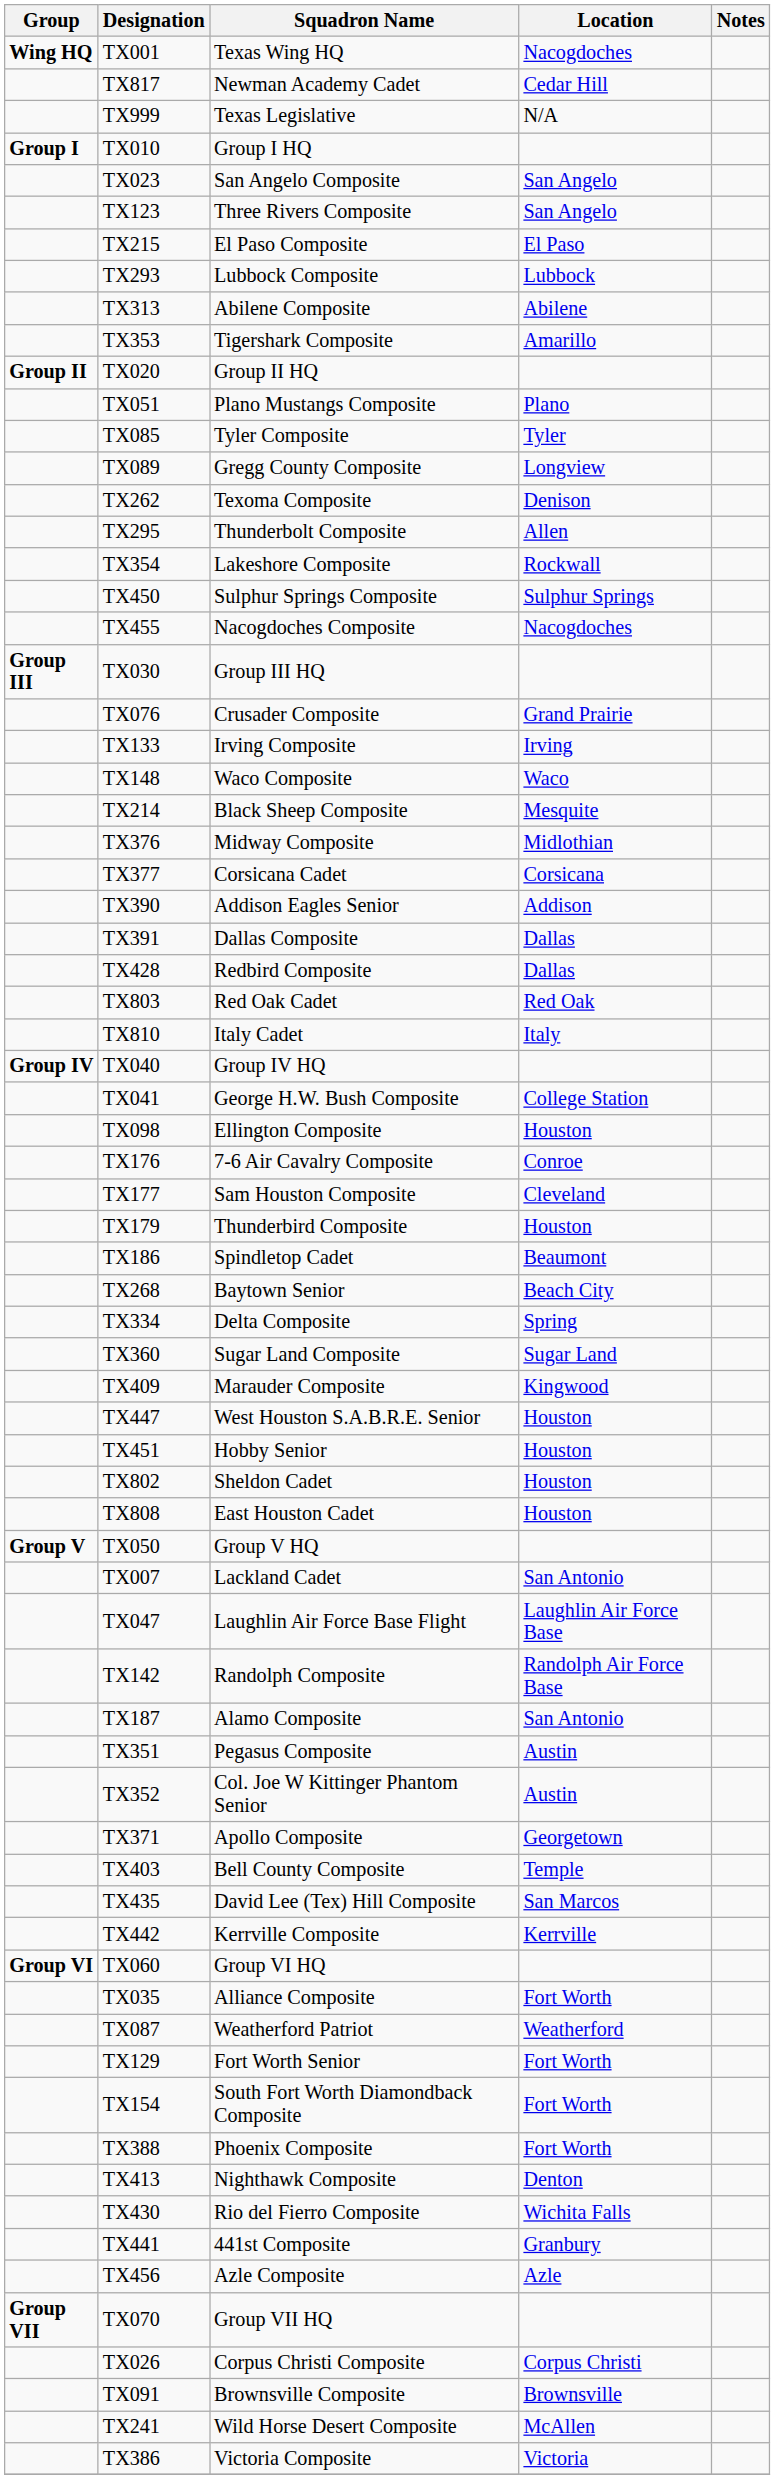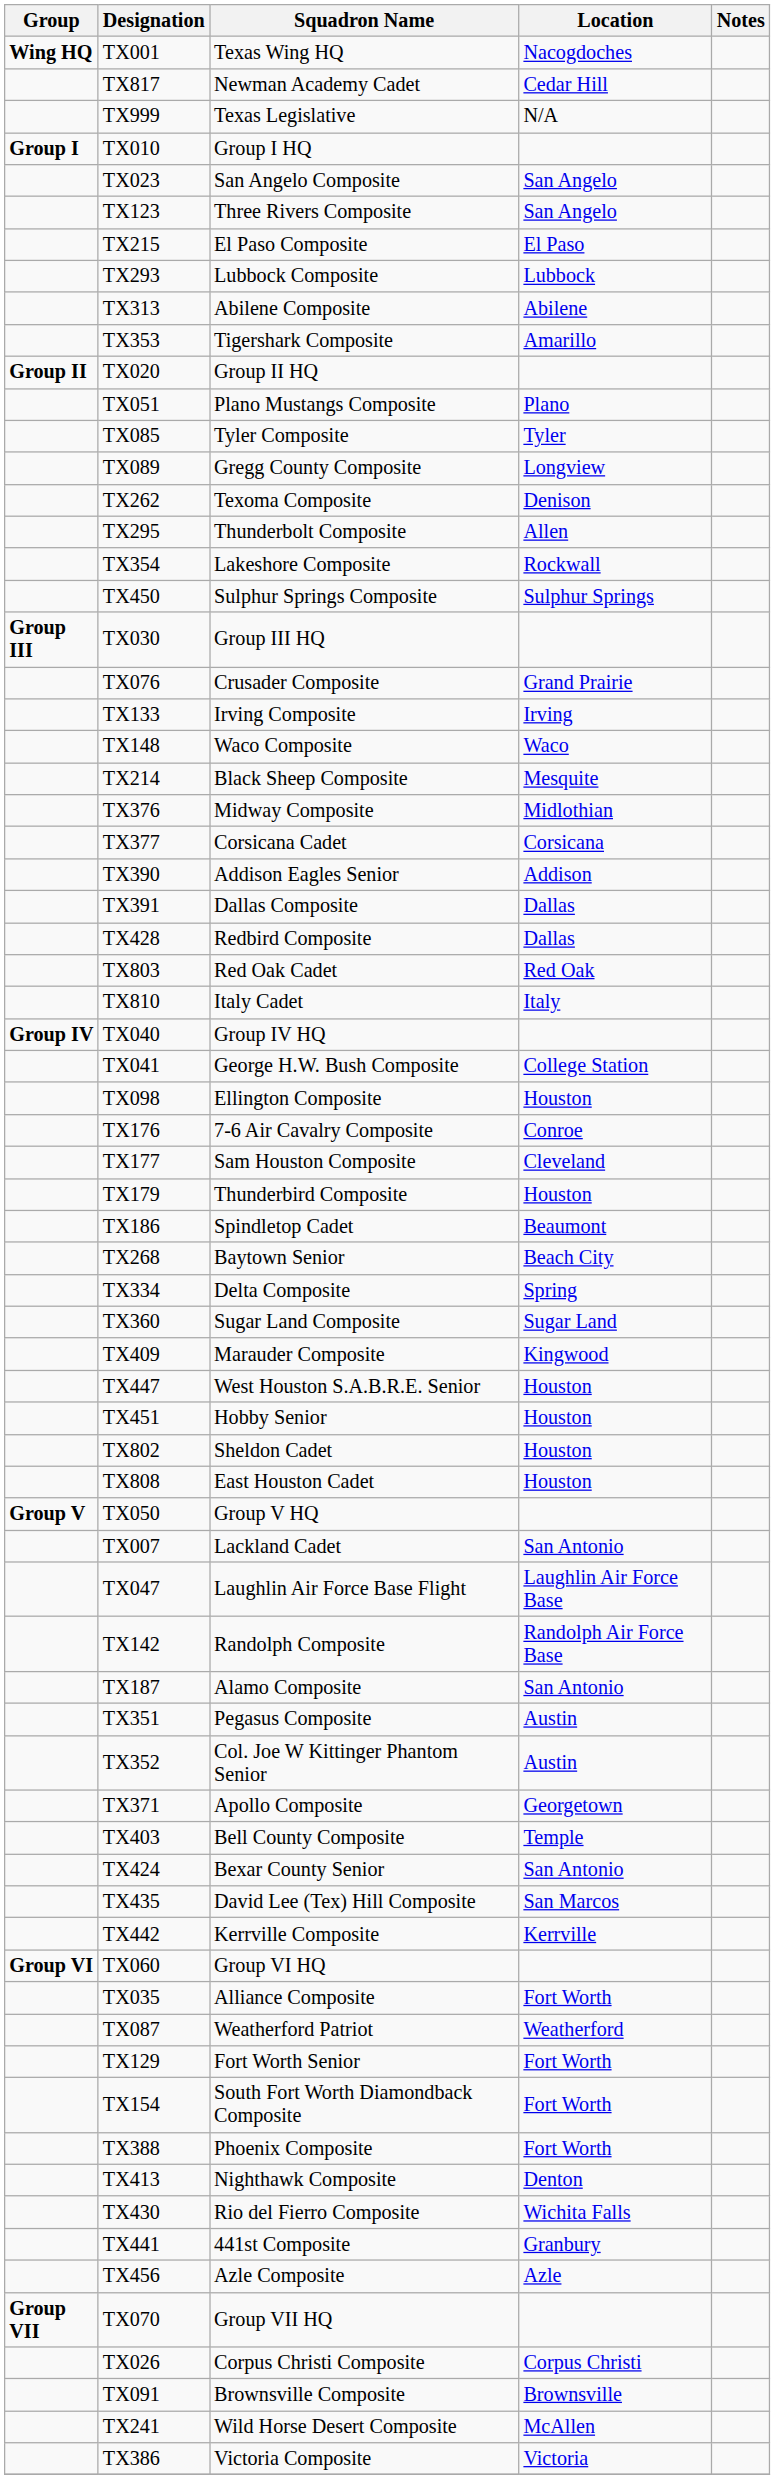- row: (131, 627)
+ row: (131, 1869)
